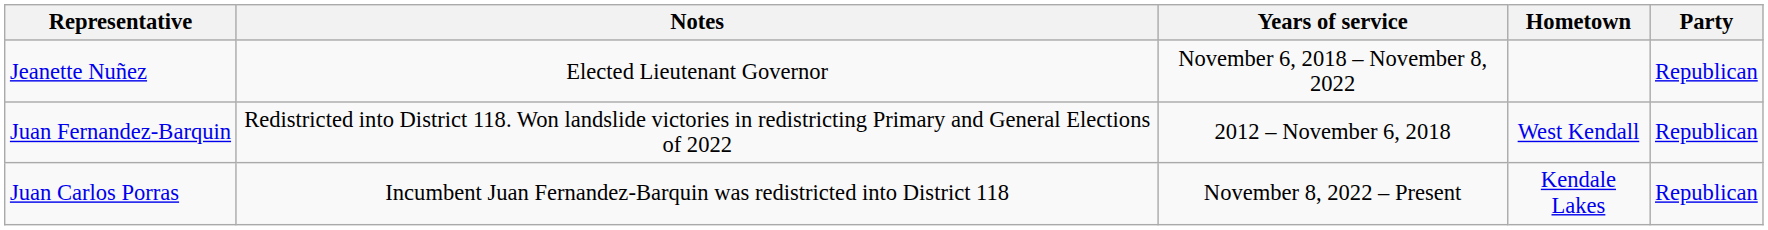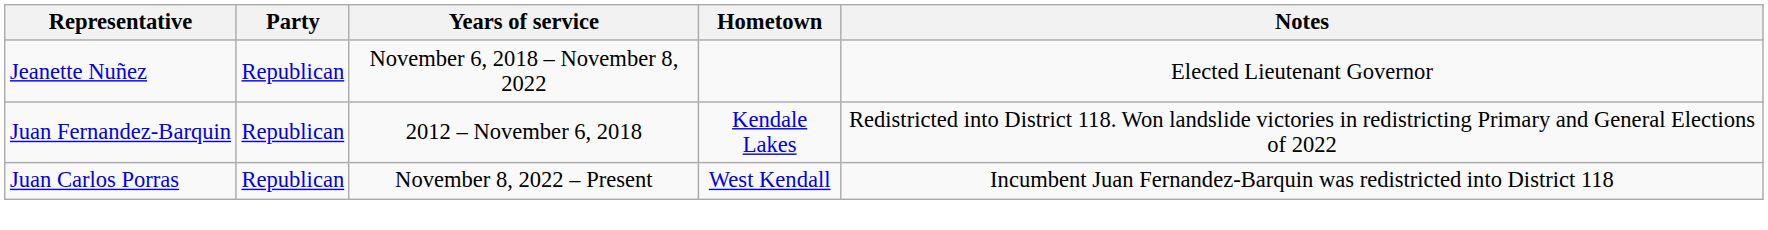columns swapped: (1706, 22) <-> (697, 22)
(1578, 132) West Kendall -> (770, 132) Kendale Lakes
(1578, 193) Kendale Lakes -> (770, 180) West Kendall
